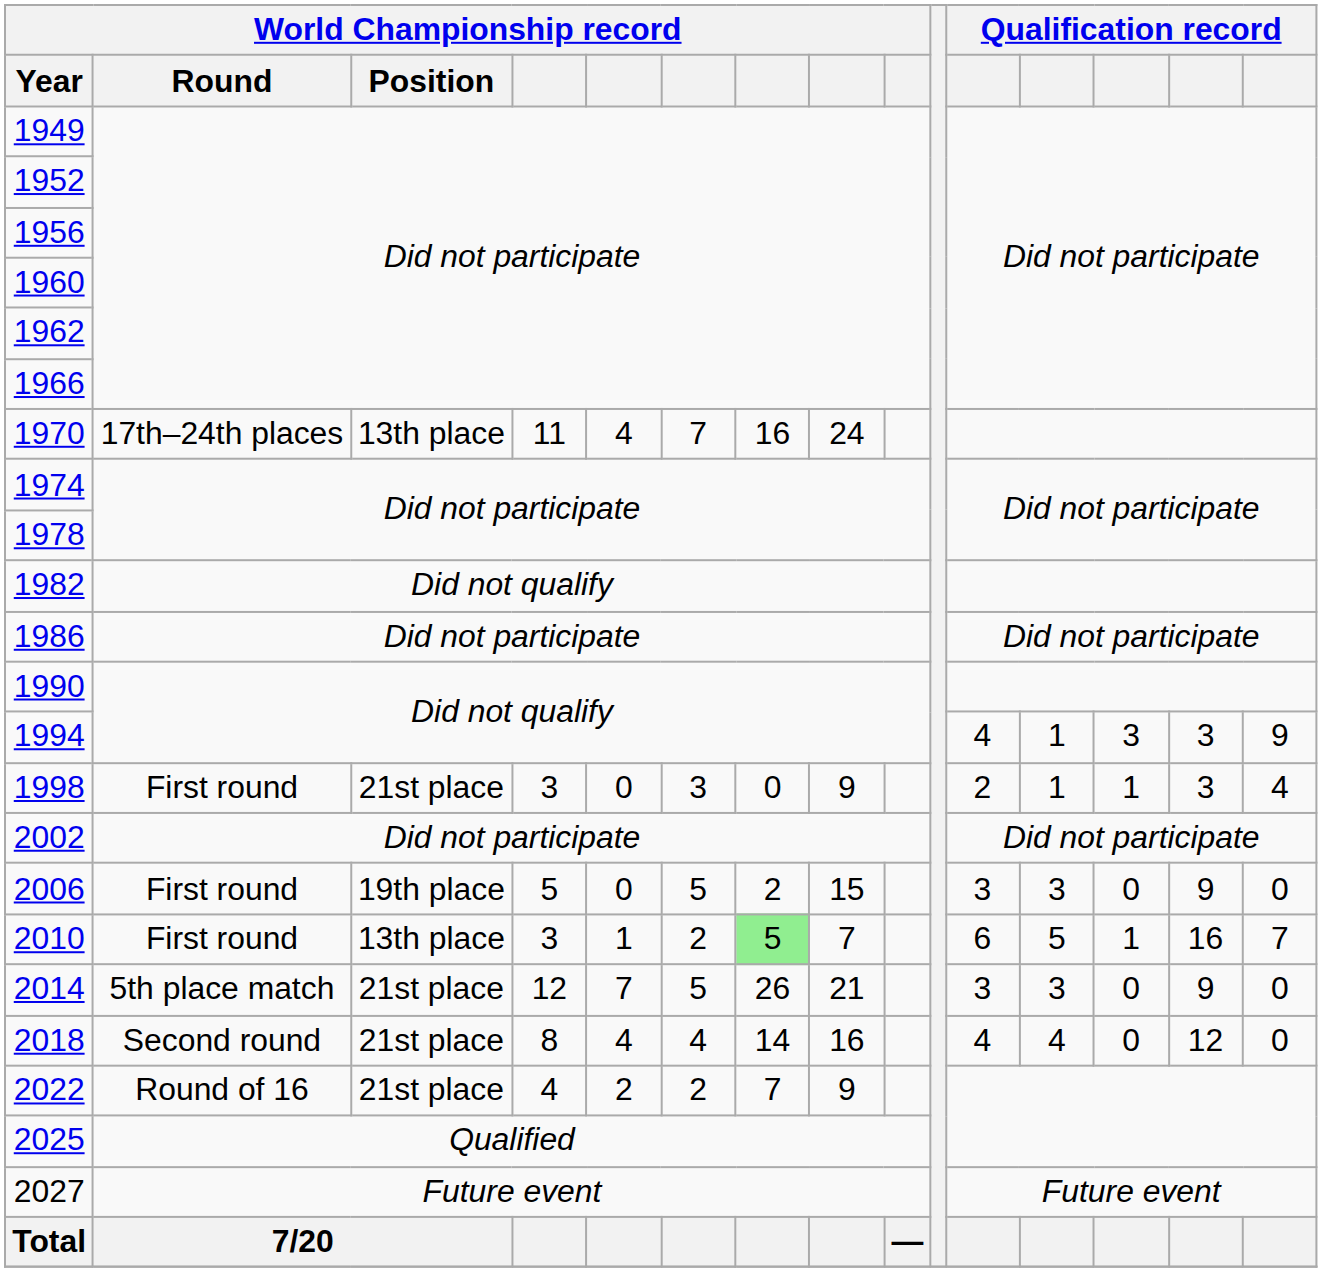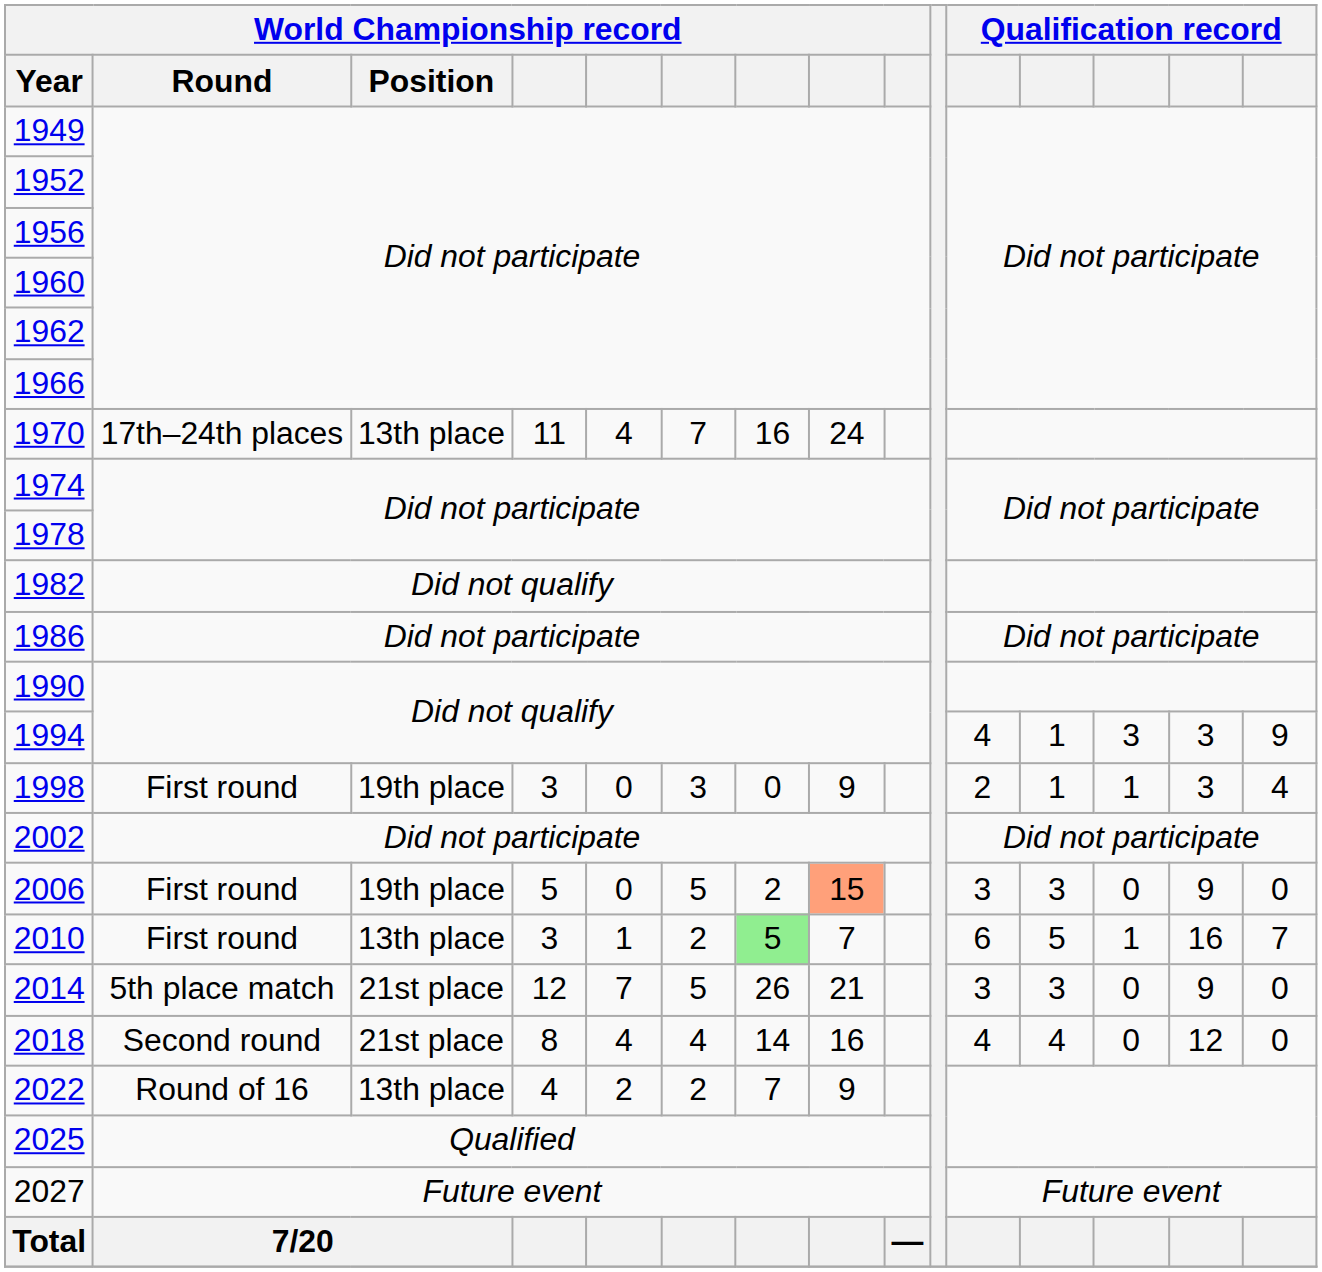(431, 787) 21st place -> (431, 787) 19th place
(847, 888) no background -> (847, 888) lightsalmon background
(431, 1090) 21st place -> (431, 1090) 13th place
